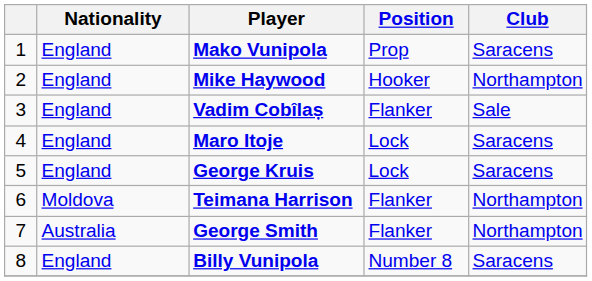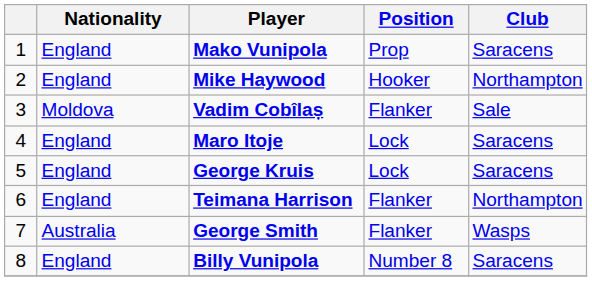(76, 110) England -> (78, 110) Moldova
(78, 200) Moldova -> (76, 200) England
(528, 230) Northampton -> (501, 230) Wasps
